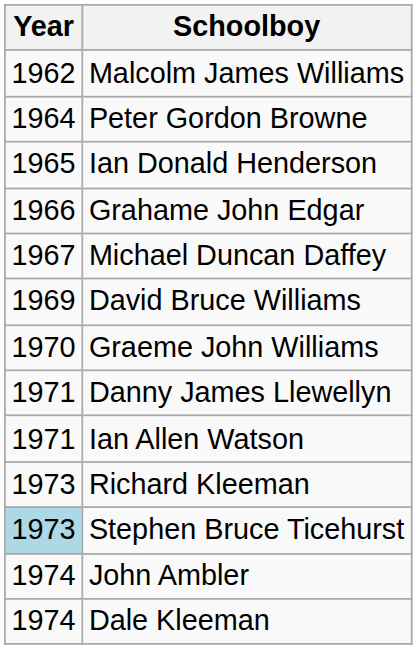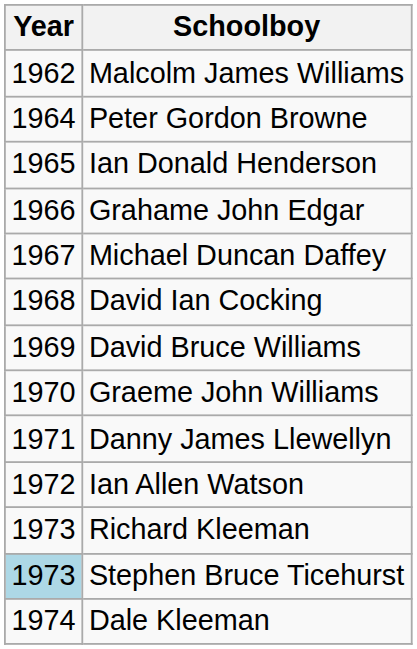+ row: (206, 301)
(44, 438) 1971 -> (44, 484) 1972
- row: (169, 575)
